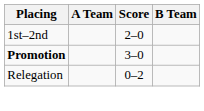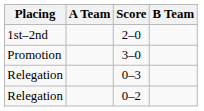(36, 55) bold -> (34, 55) normal
+ row: (131, 75)
